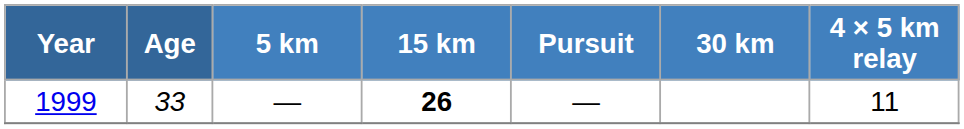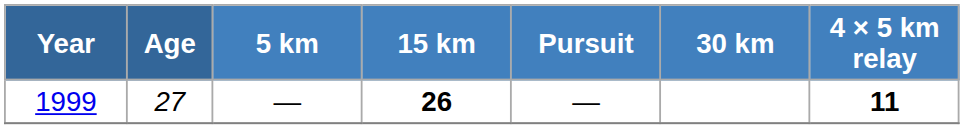(170, 102) 33 -> (170, 102) 27
(885, 102) normal -> (885, 102) bold
